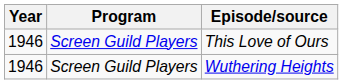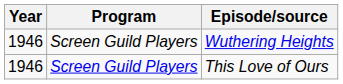rows swapped: (267, 41) <-> (269, 66)
